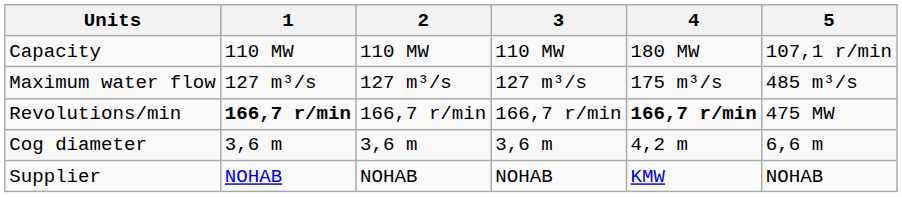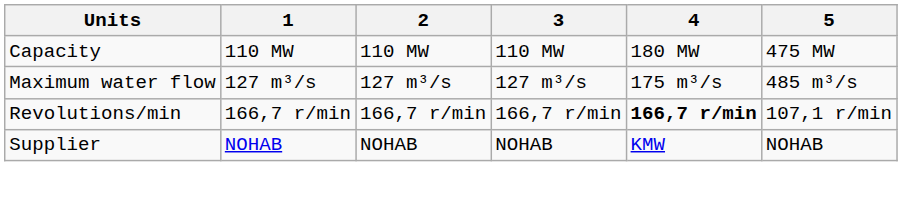(829, 51) 107,1 r/min -> (800, 51) 475 MW
(288, 114) bold -> (288, 114) normal
(800, 114) 475 MW -> (829, 114) 107,1 r/min
- row: (78, 145)
